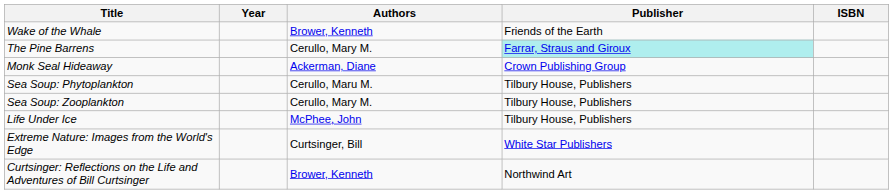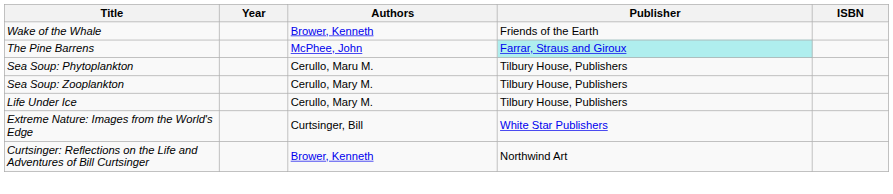(331, 48) Cerullo, Mary M. -> (327, 48) McPhee, John
- row: (60, 66)
(326, 119) McPhee, John -> (332, 102) Cerullo, Mary M.
